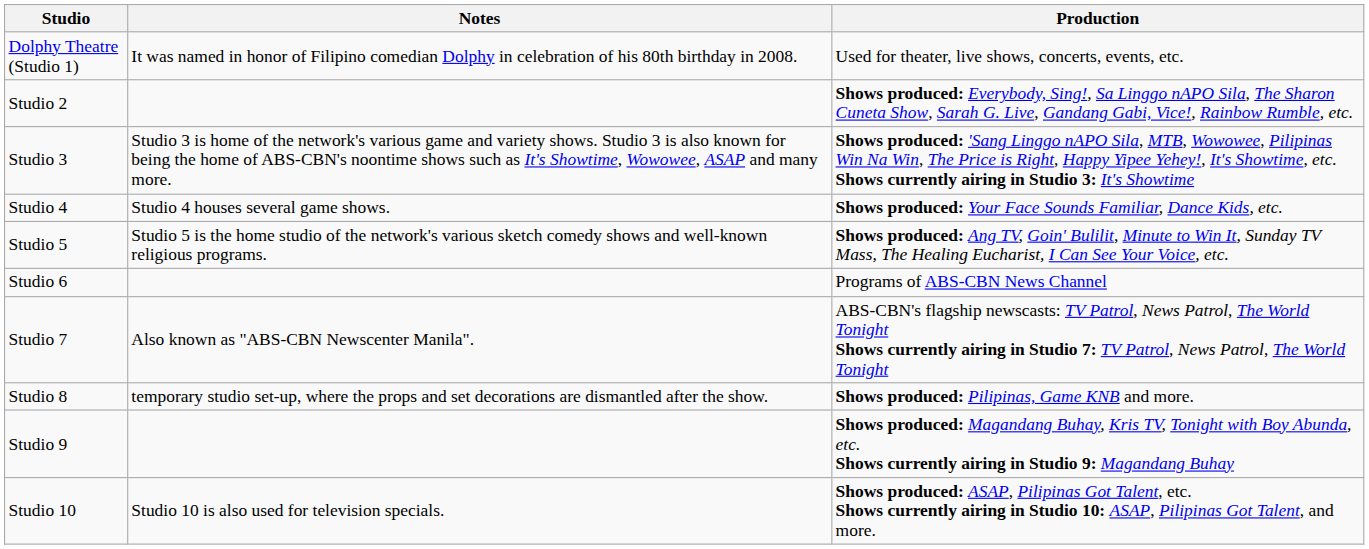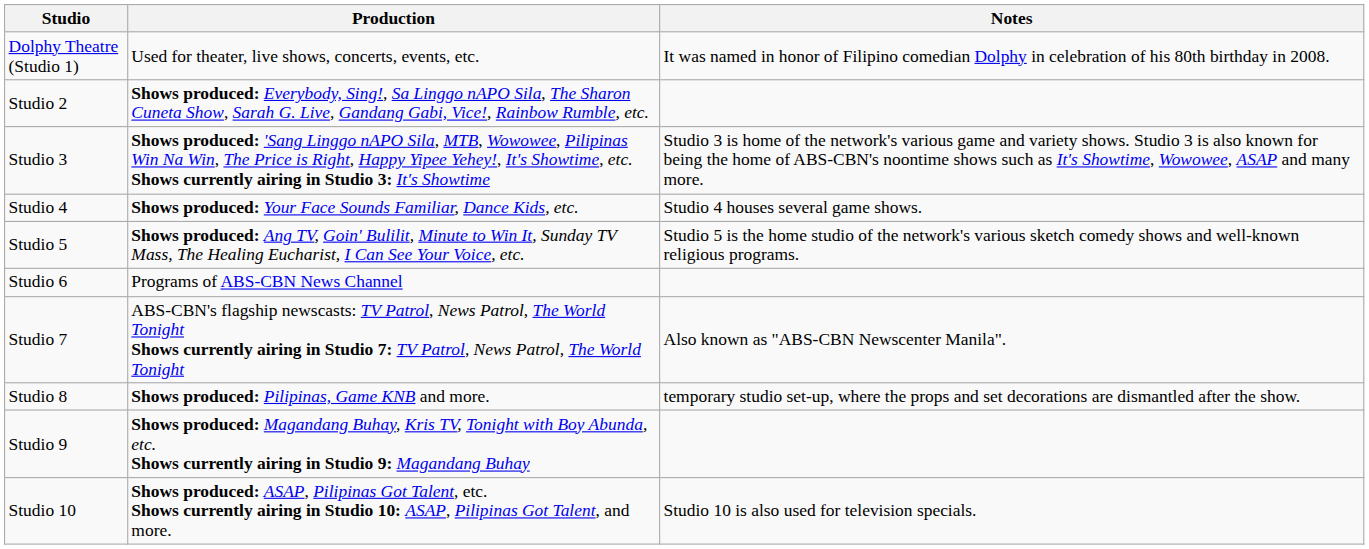columns swapped: (1098, 18) <-> (479, 18)
